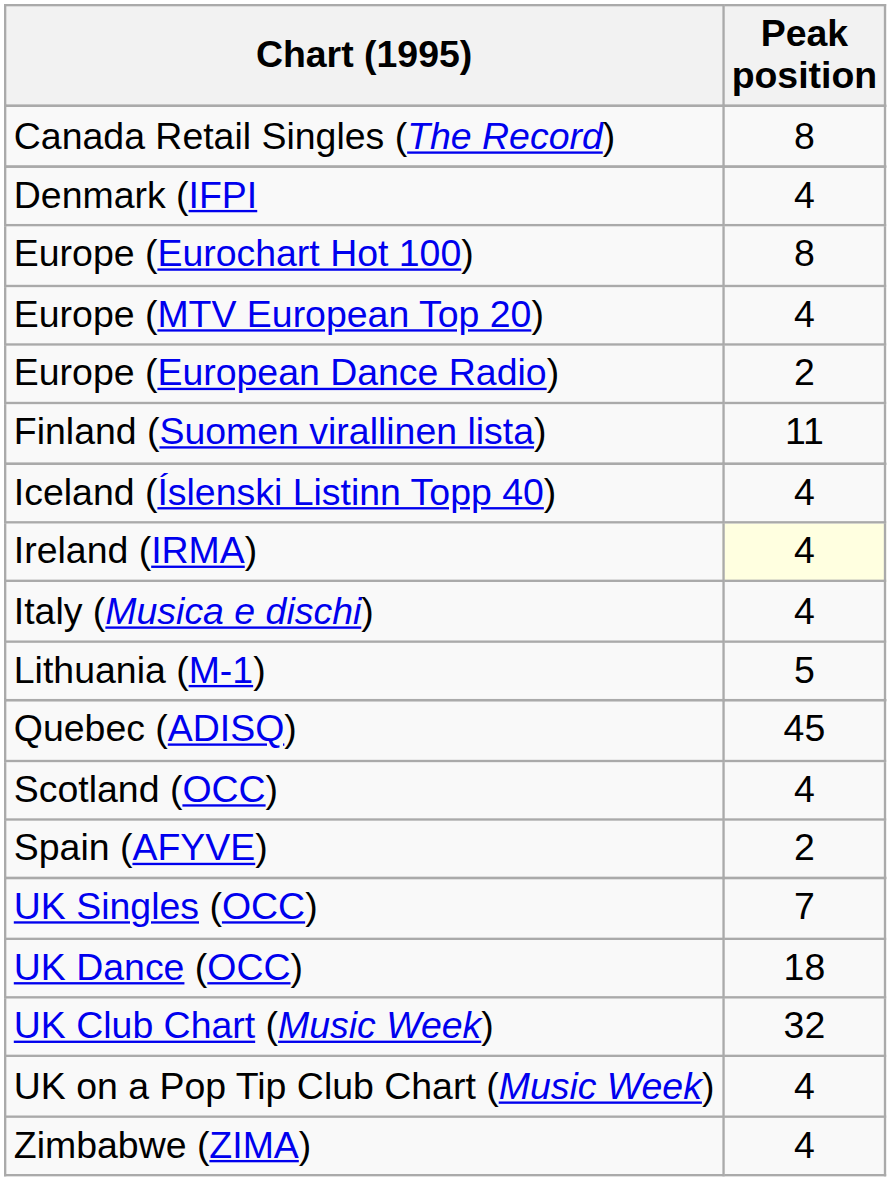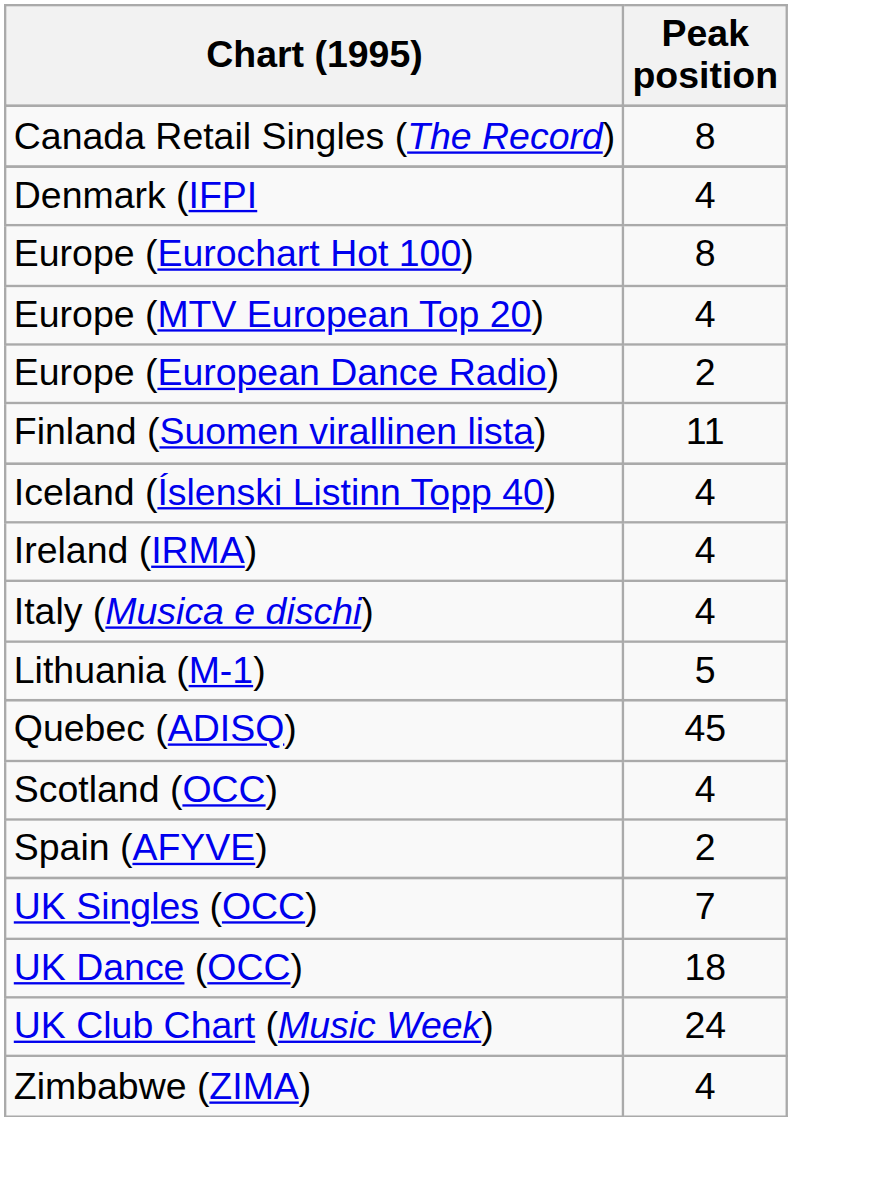(804, 551) lightyellow background -> (705, 551) no background
(804, 1026) 32 -> (705, 1026) 24
- row: (364, 1085)
